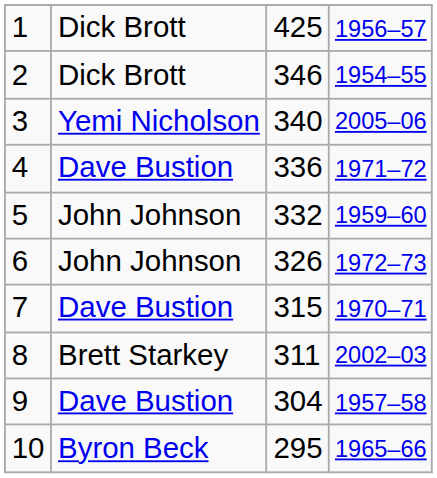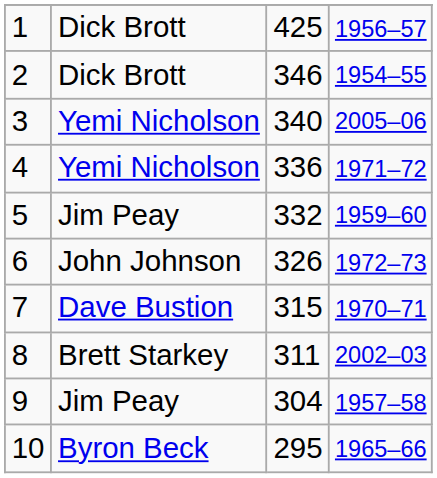(146, 167) Dave Bustion -> (159, 167) Yemi Nicholson
(150, 214) John Johnson -> (119, 214) Jim Peay
(146, 401) Dave Bustion -> (119, 401) Jim Peay
